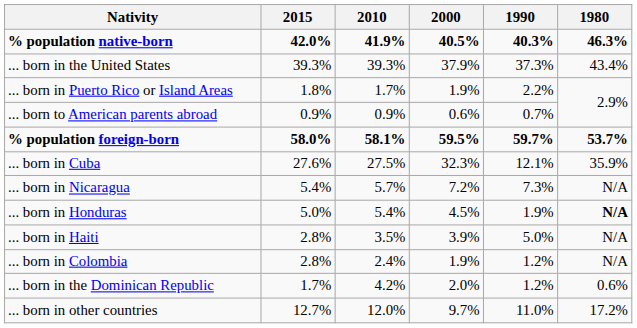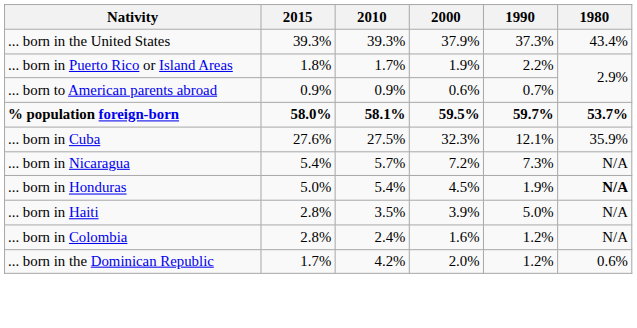- row: (90, 41)
(464, 261) 1.9% -> (464, 237) 1.6%
- row: (83, 310)
